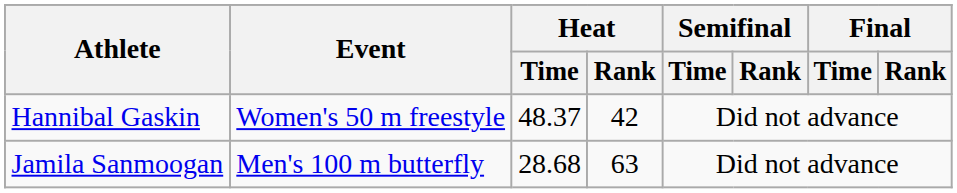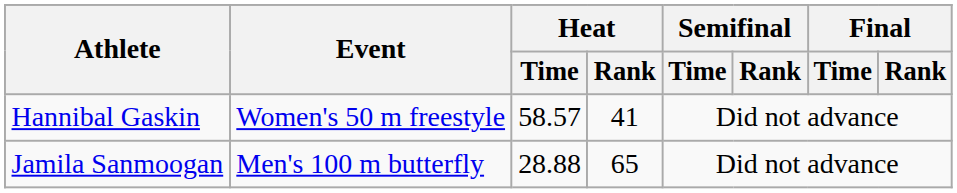(550, 117) 48.37 -> (550, 117) 58.57
(625, 117) 42 -> (625, 117) 41
(550, 163) 28.68 -> (550, 163) 28.88
(625, 163) 63 -> (625, 163) 65
